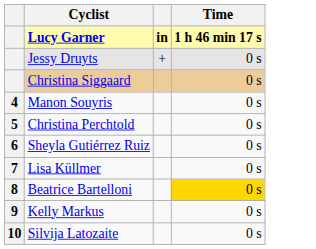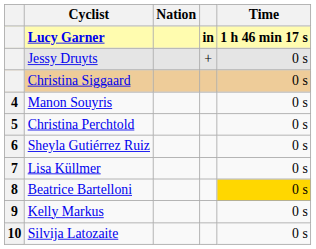+ column: (176, 15)
